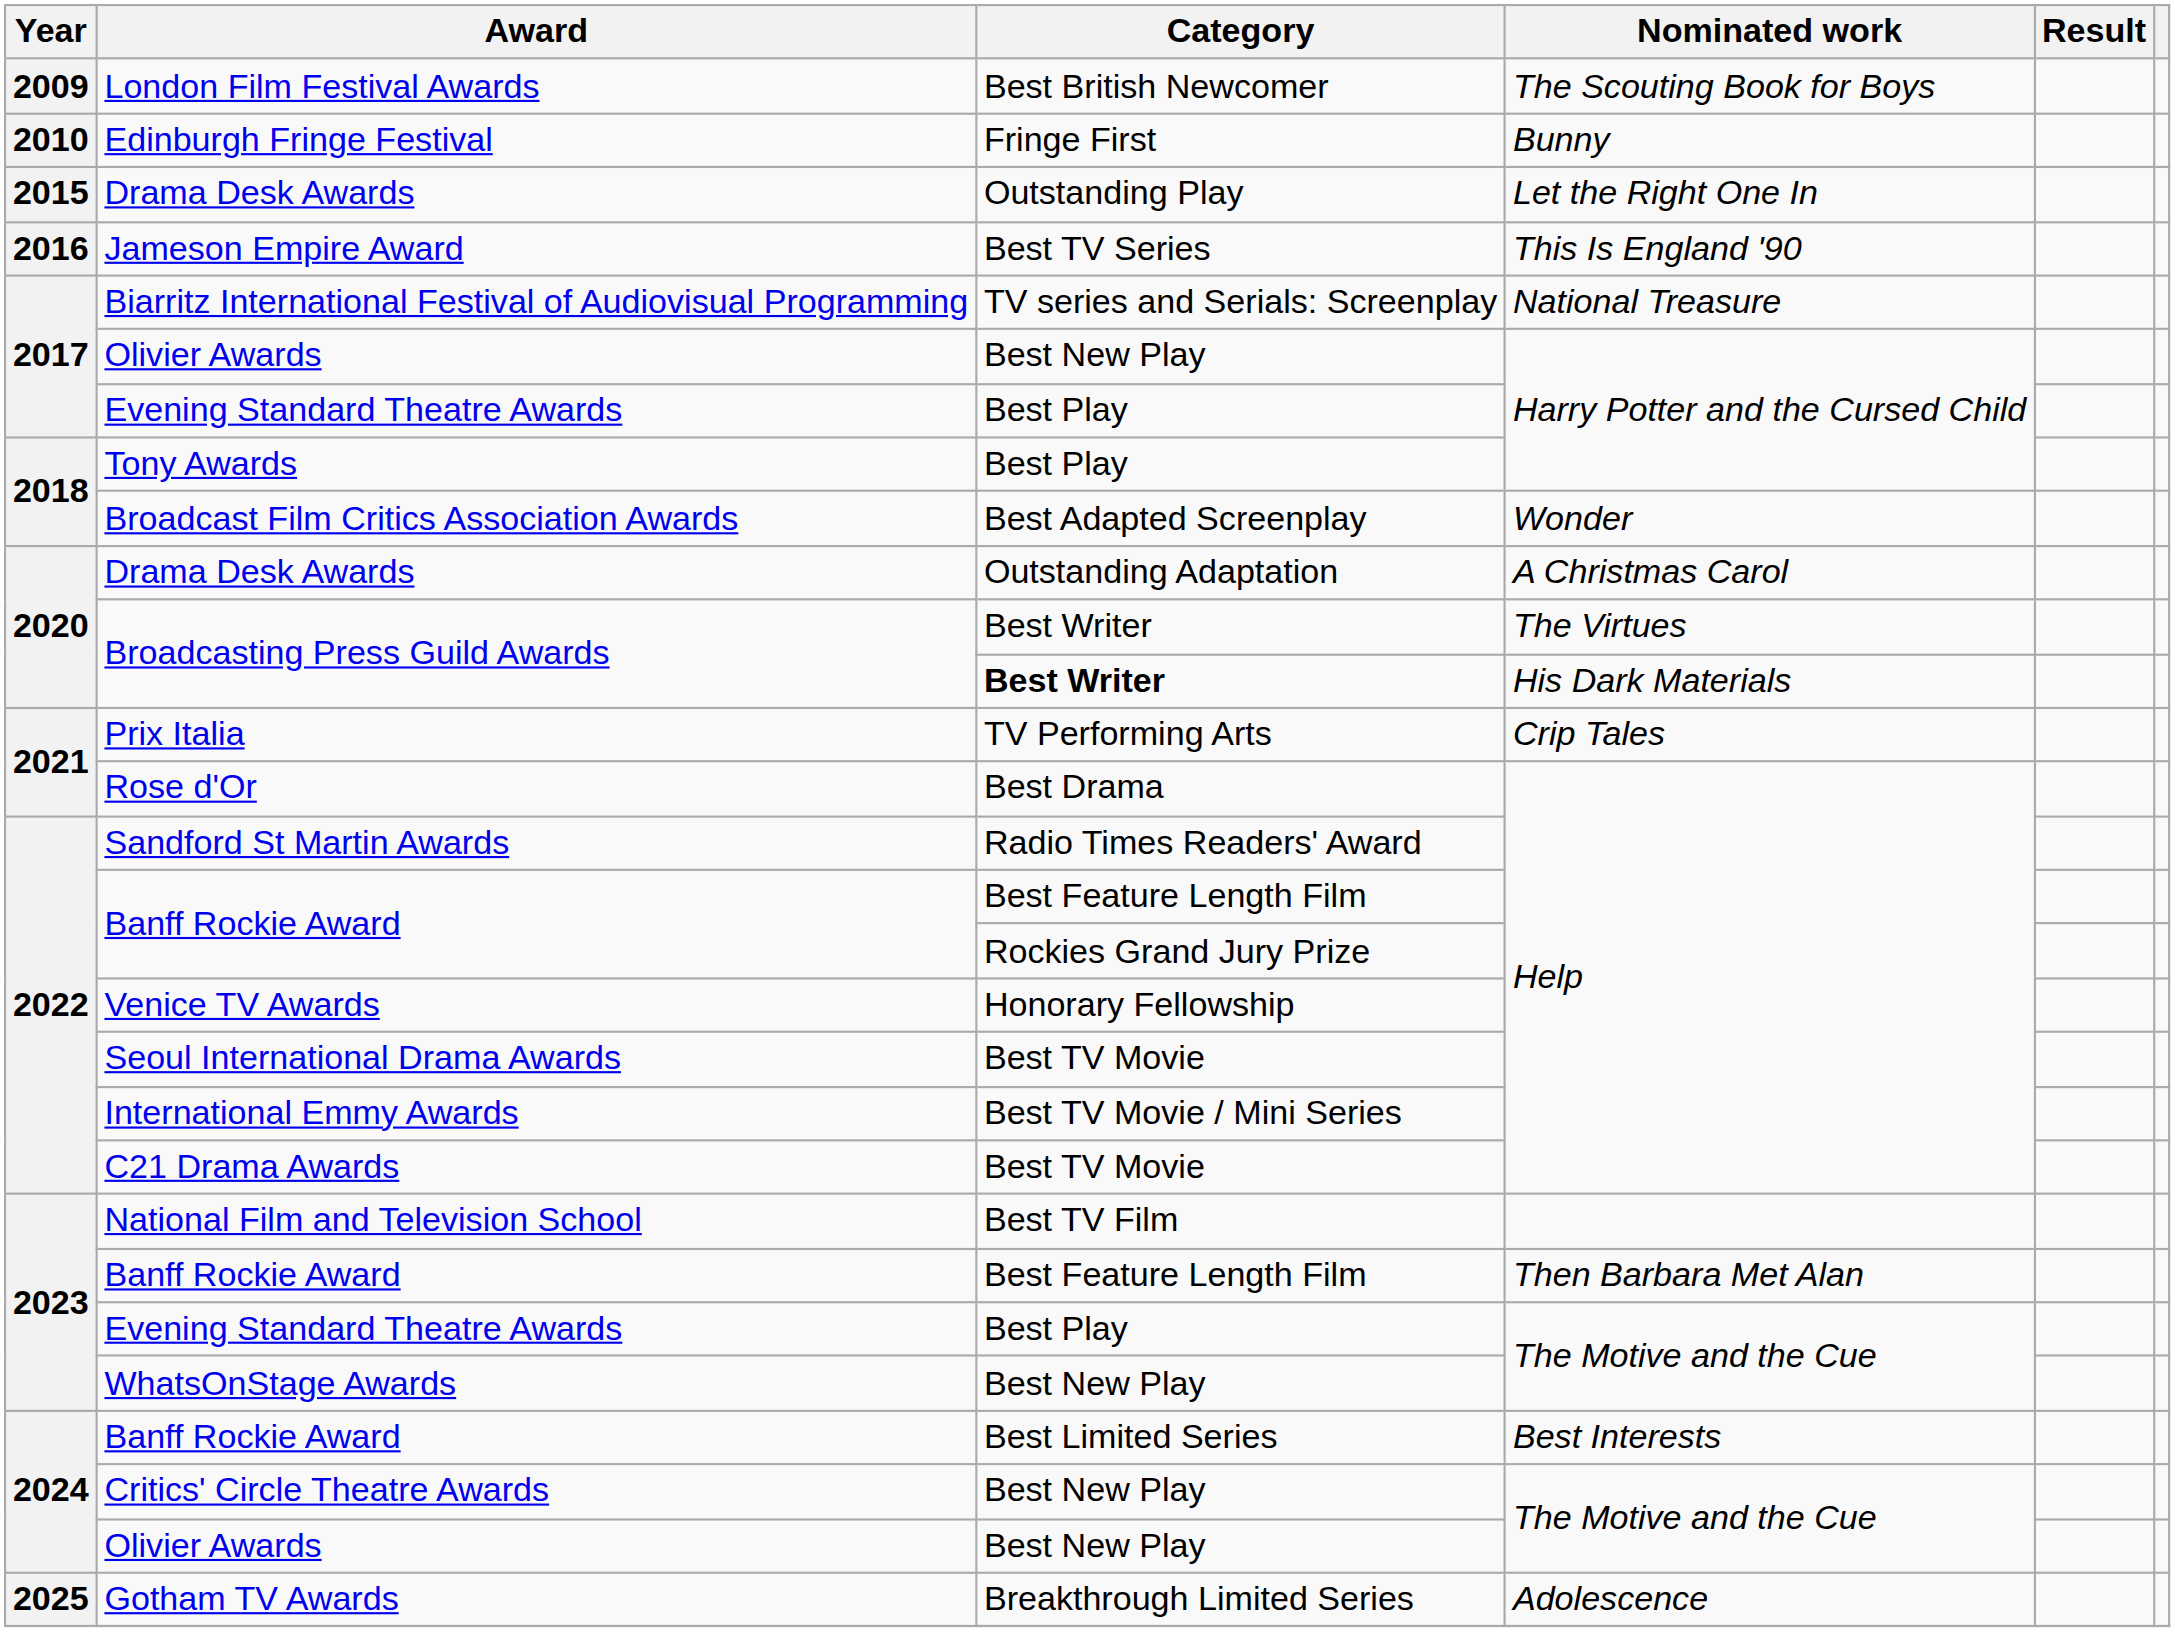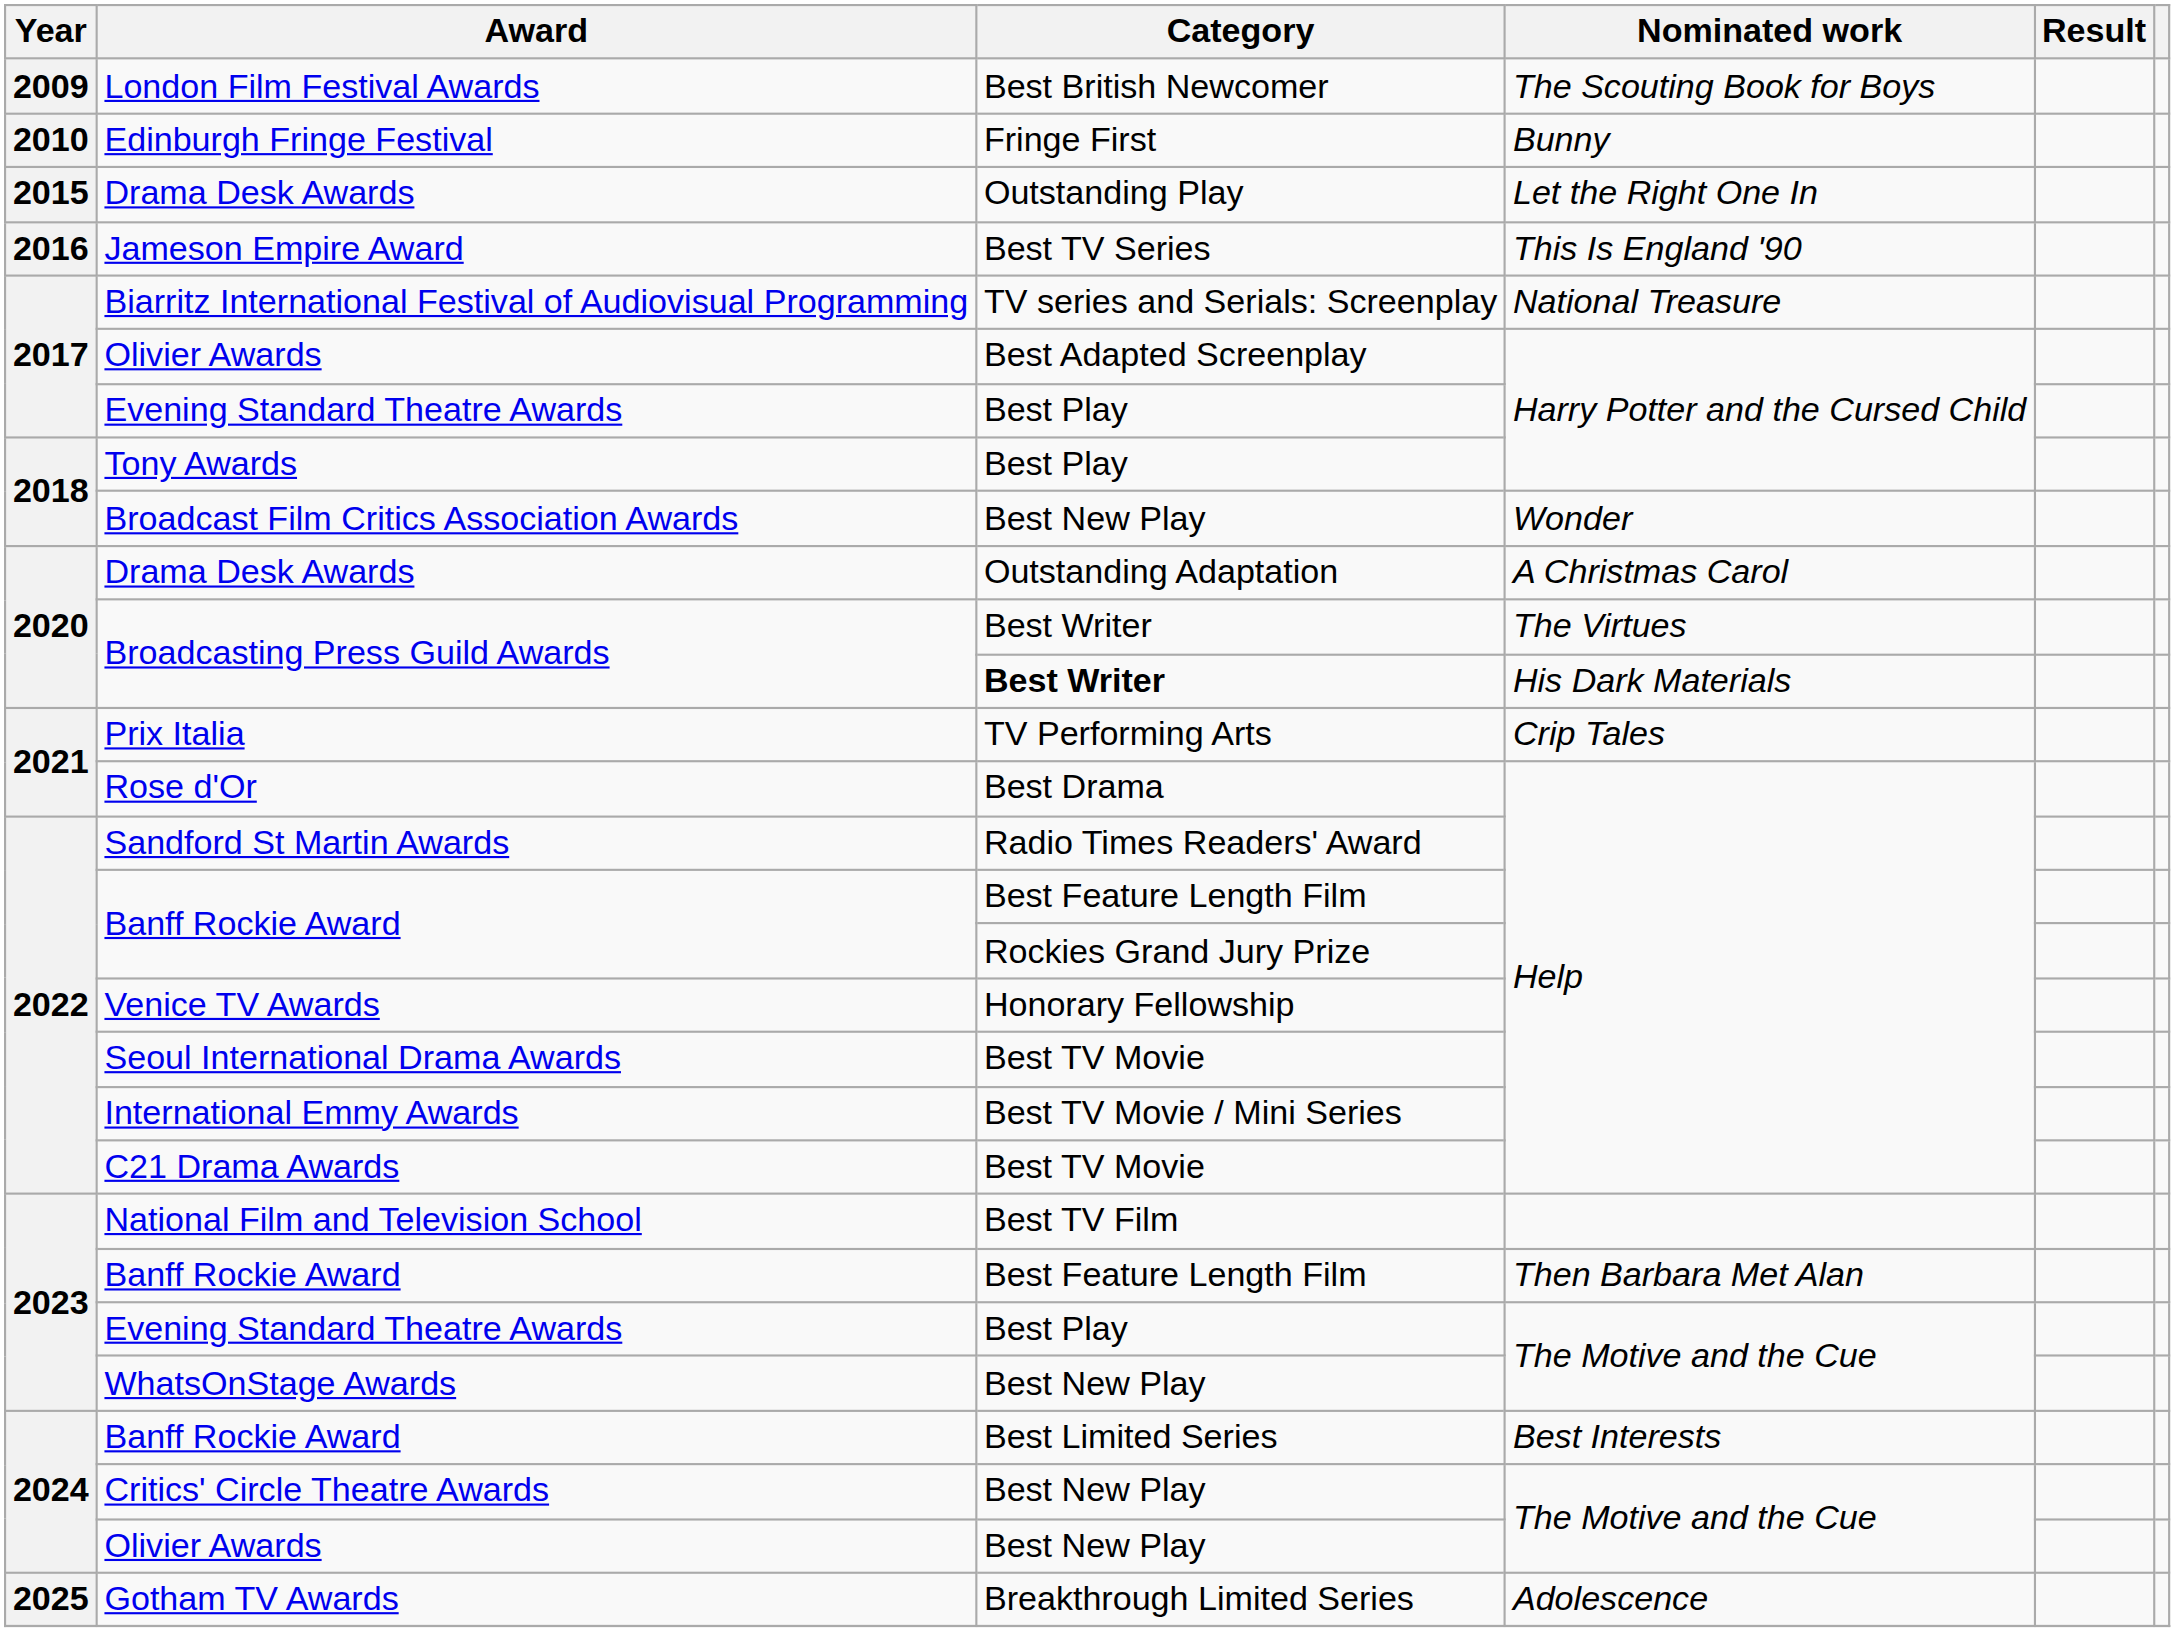(1095, 355) Best New Play -> (1175, 355) Best Adapted Screenplay
(1175, 517) Best Adapted Screenplay -> (1095, 517) Best New Play
